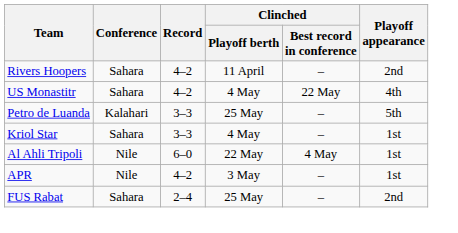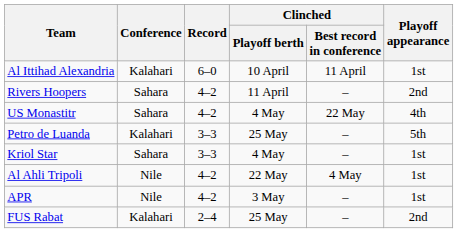+ row: (61, 71)
(183, 154) 6–0 -> (207, 175) 4–2
(127, 196) Sahara -> (151, 217) Kalahari
